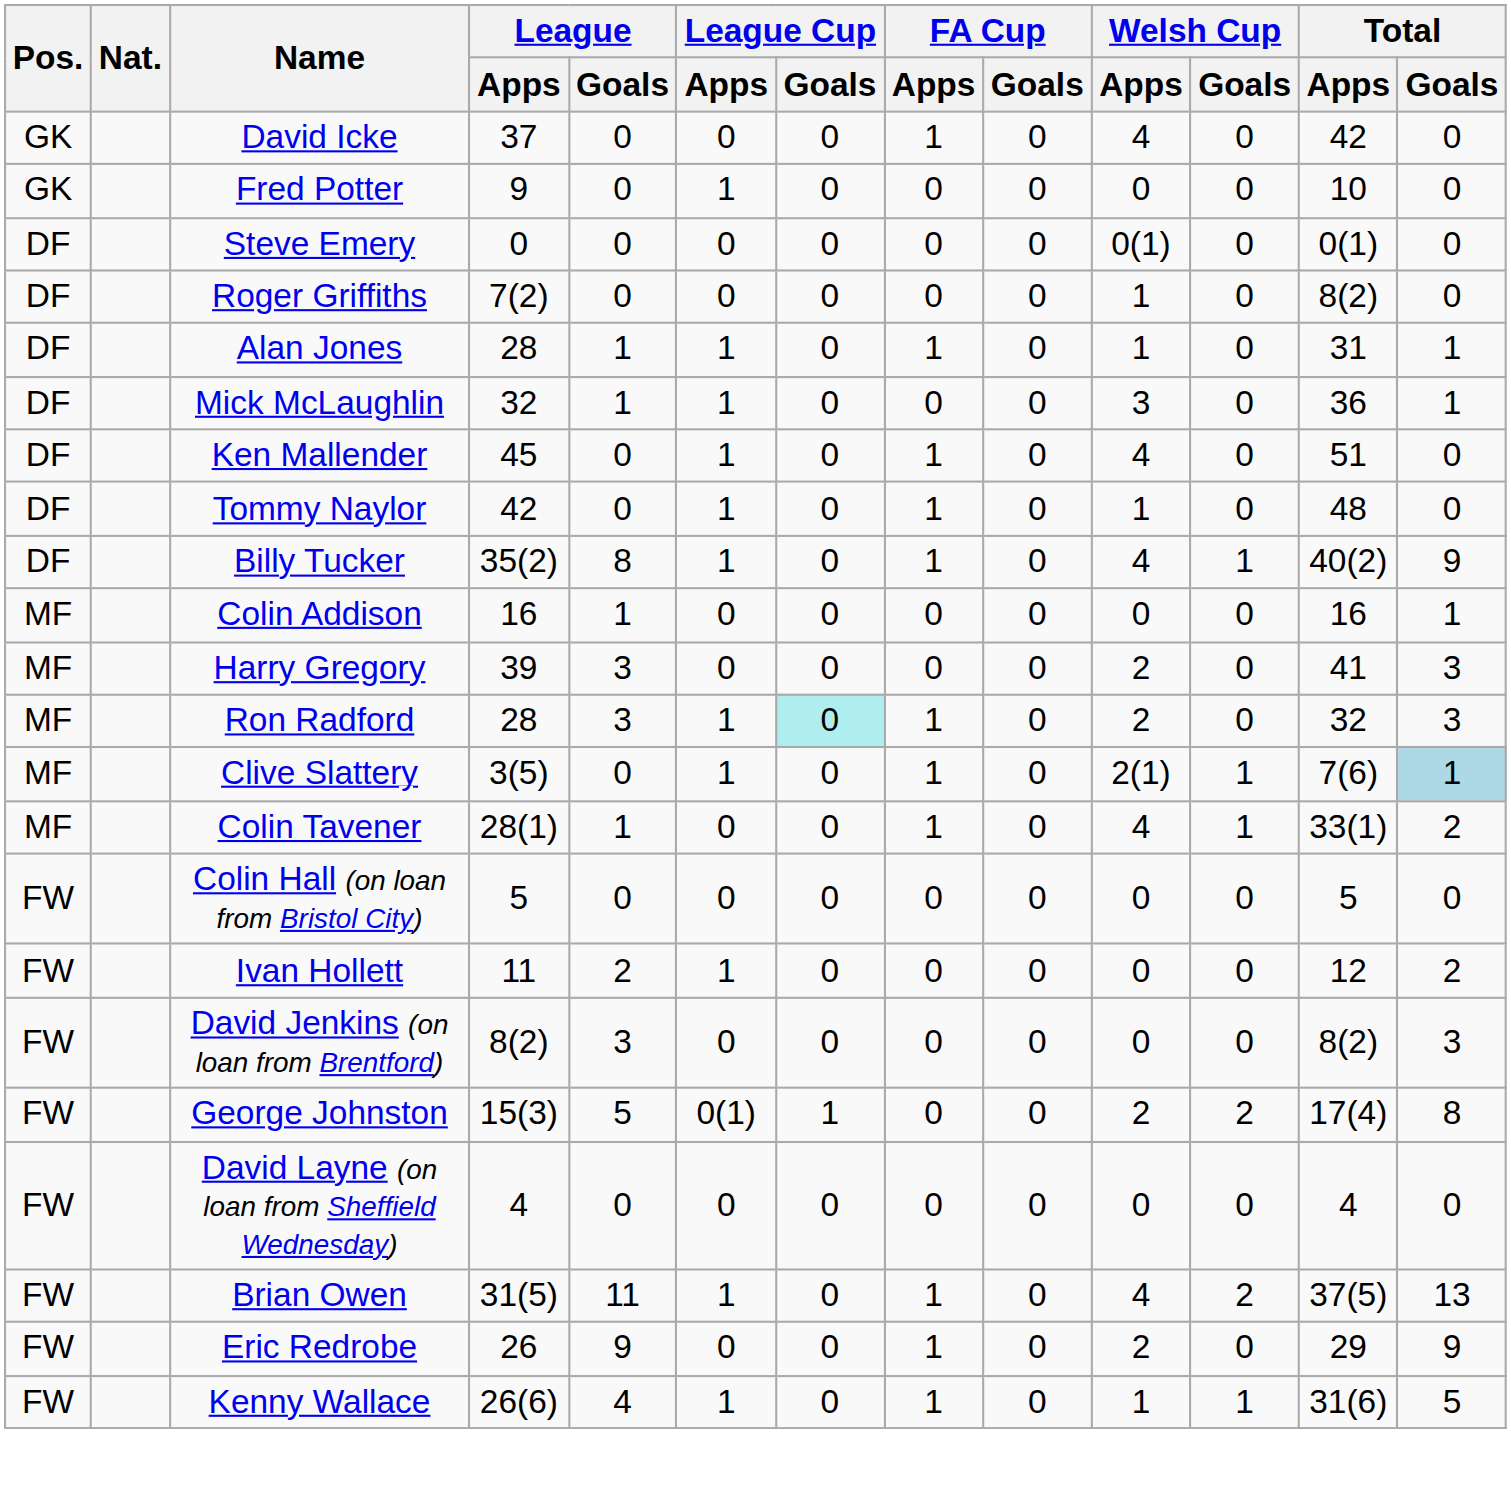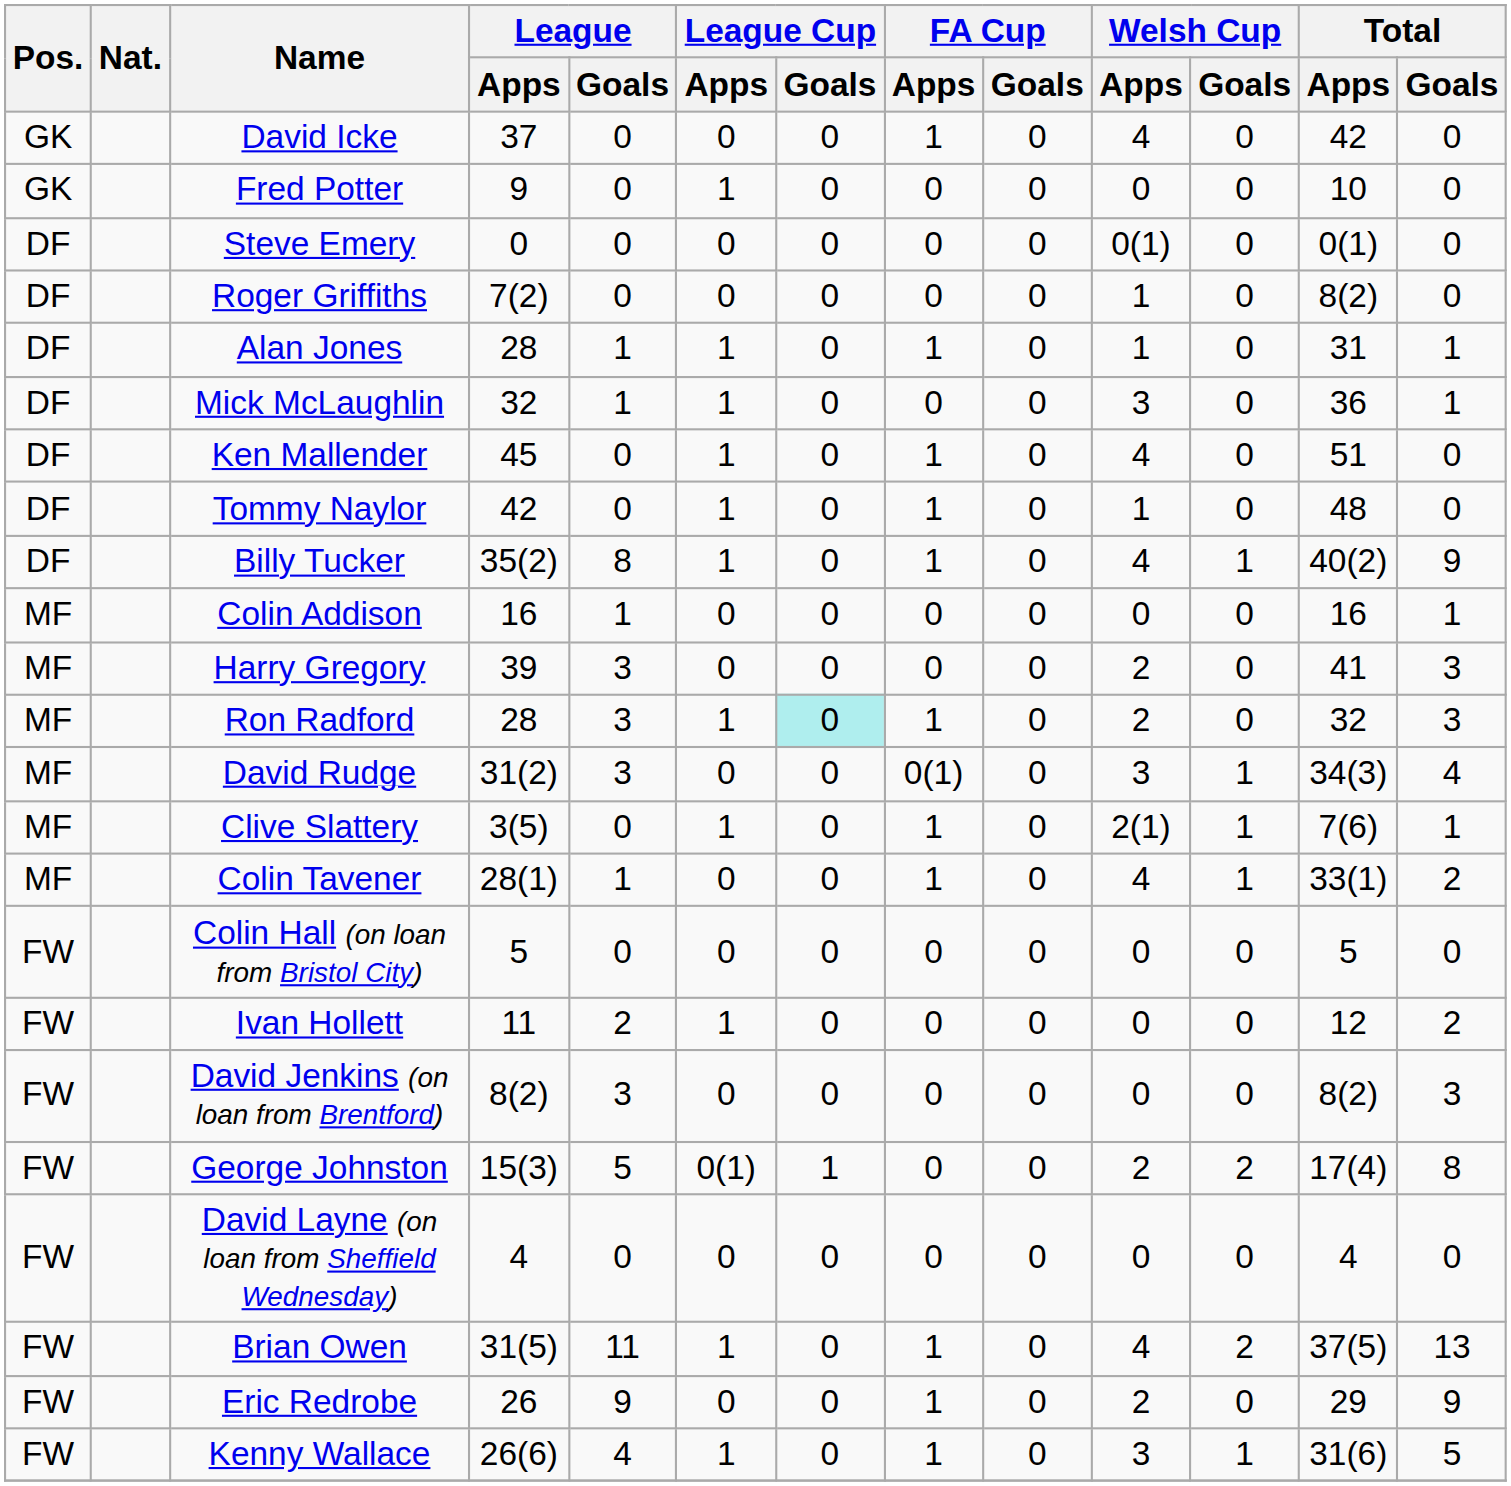+ row: (320, 773)
(1452, 773) lightblue background -> (1452, 826) no background
(1141, 1401) 1 -> (1141, 1454) 3
